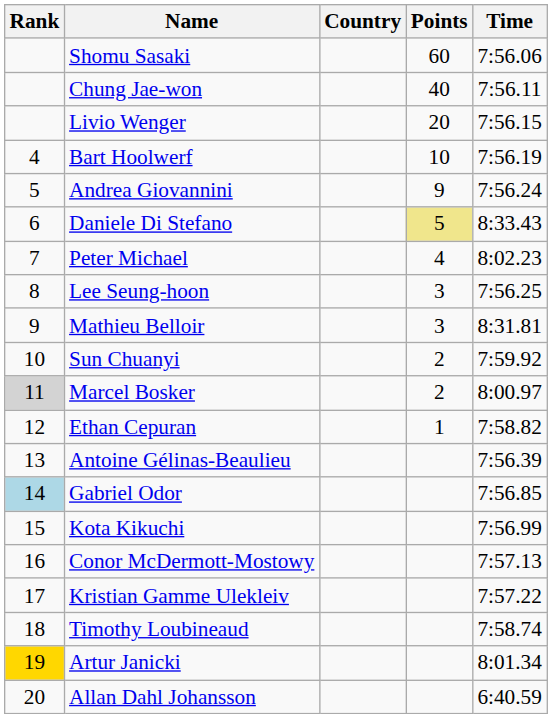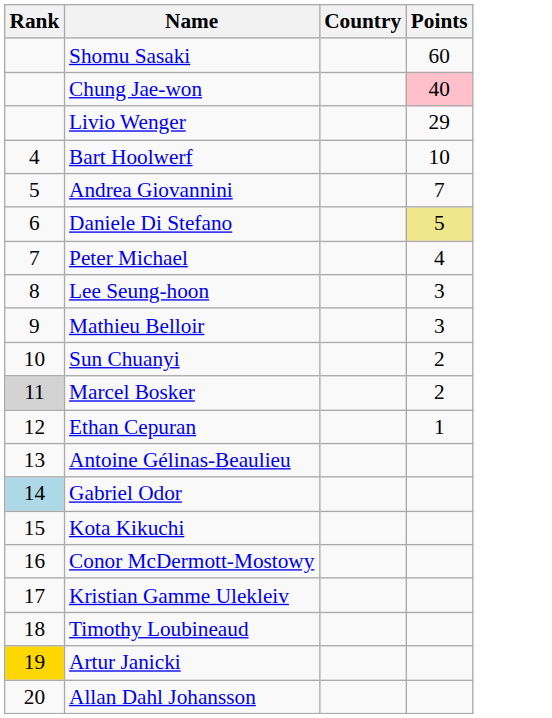- column: (510, 21)
(439, 88) no background -> (439, 88) pink background
(439, 122) 20 -> (439, 122) 29
(439, 190) 9 -> (439, 190) 7
